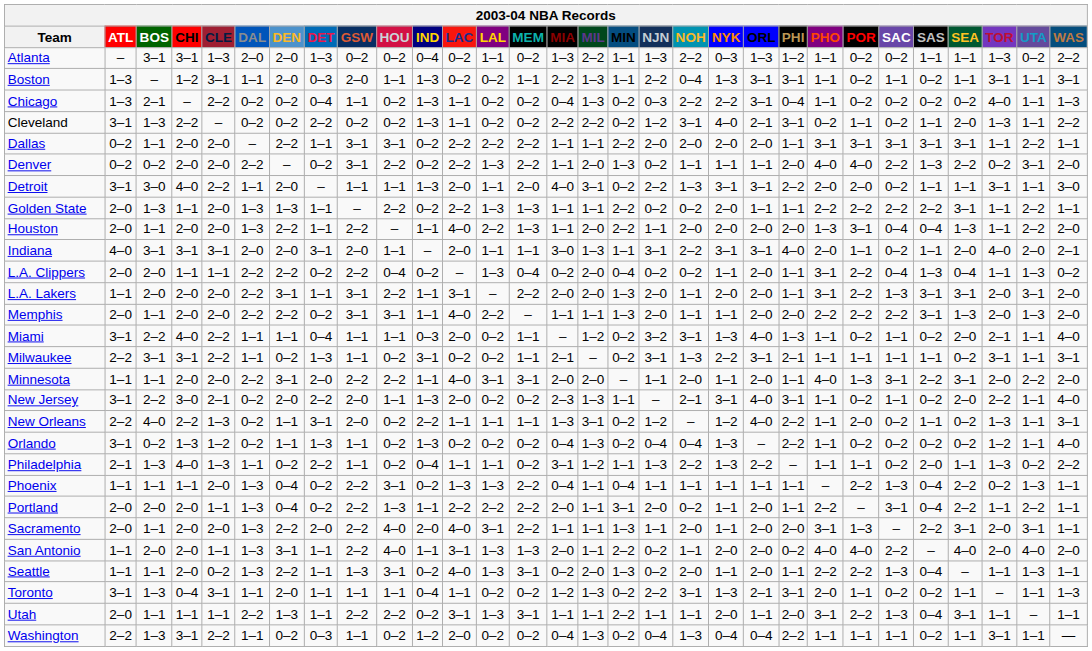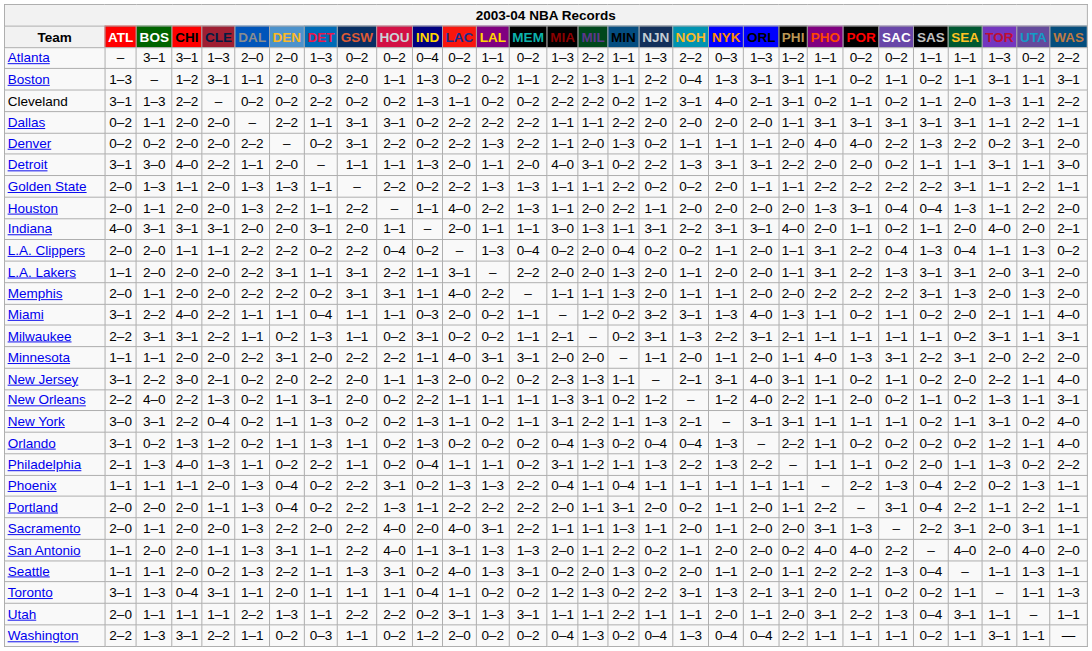- row: (32, 101)
+ row: (36, 422)
